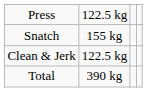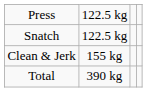(104, 35) 155 kg -> (104, 35) 122.5 kg
(104, 55) 122.5 kg -> (104, 55) 155 kg
